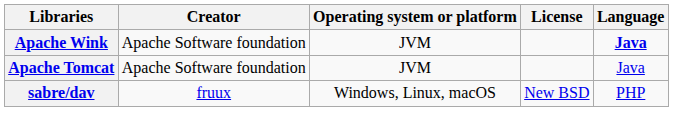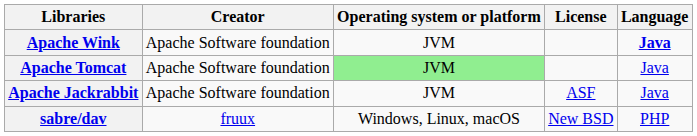(415, 67) no background -> (439, 67) lightgreen background
+ row: (73, 93)
